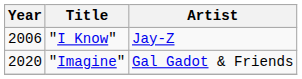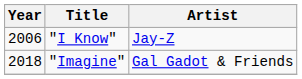(25, 62) 2020 -> (25, 62) 2018
